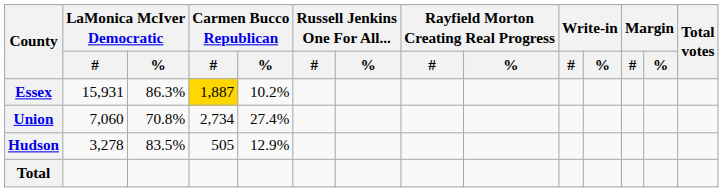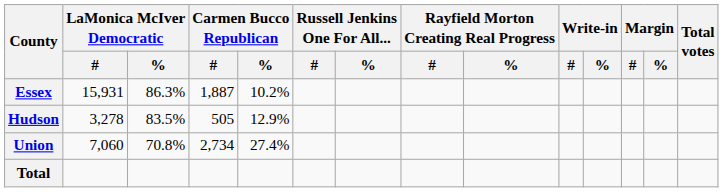(217, 92) gold background -> (217, 92) no background
rows swapped: (34, 146) <-> (34, 119)
